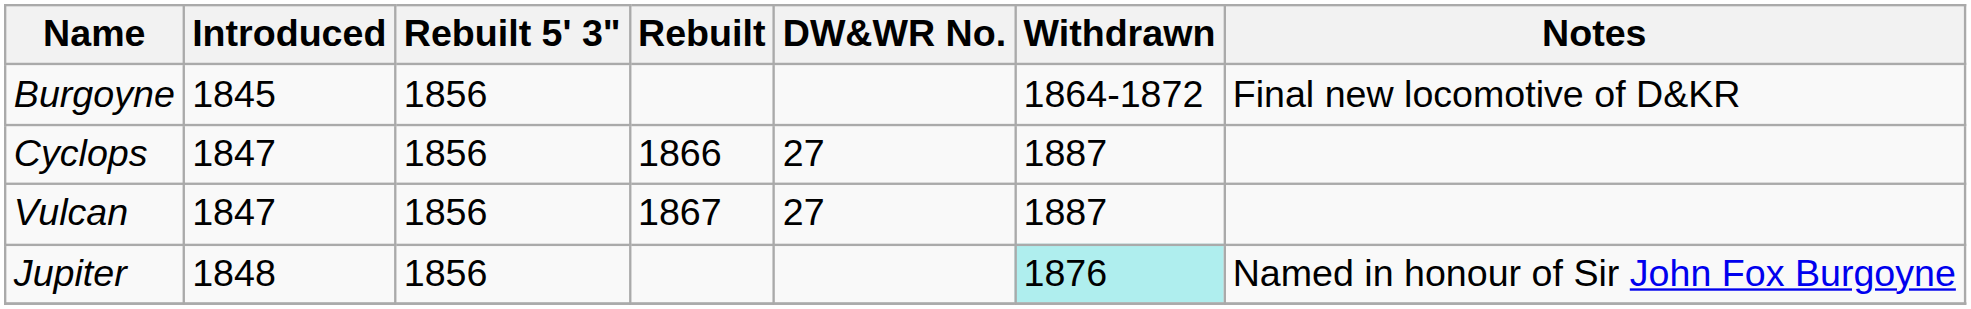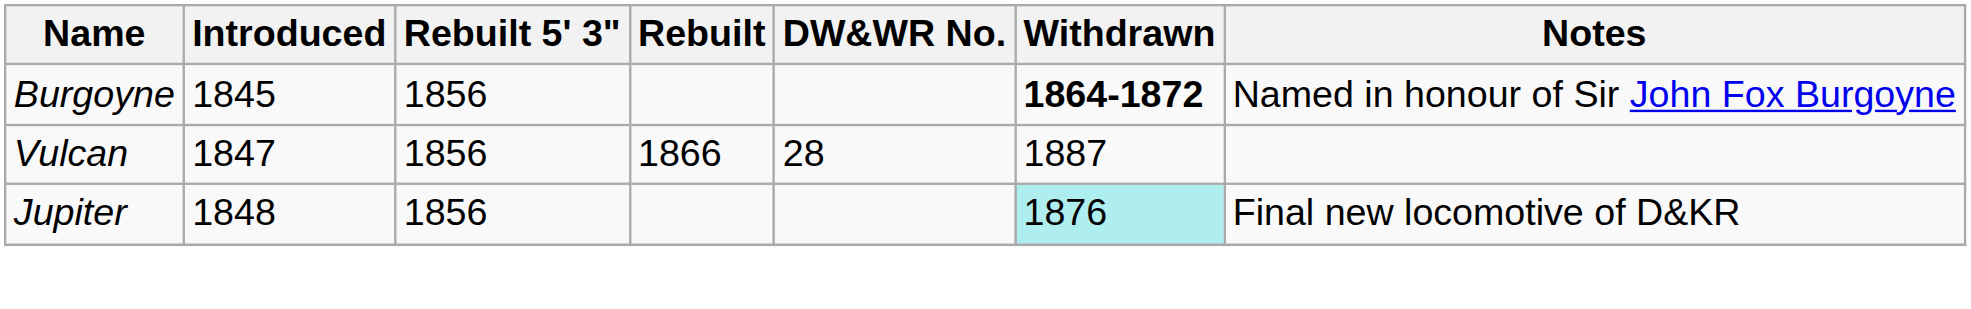(1113, 93) normal -> (1113, 93) bold
(1487, 93) Final new locomotive of D&KR -> (1594, 93) Named in honour of Sir John Fox Burgoyne
- row: (81, 153)
(680, 213) 1867 -> (680, 153) 1866
(804, 213) 27 -> (804, 153) 28
(1594, 272) Named in honour of Sir John Fox Burgoyne -> (1487, 213) Final new locomotive of D&KR
